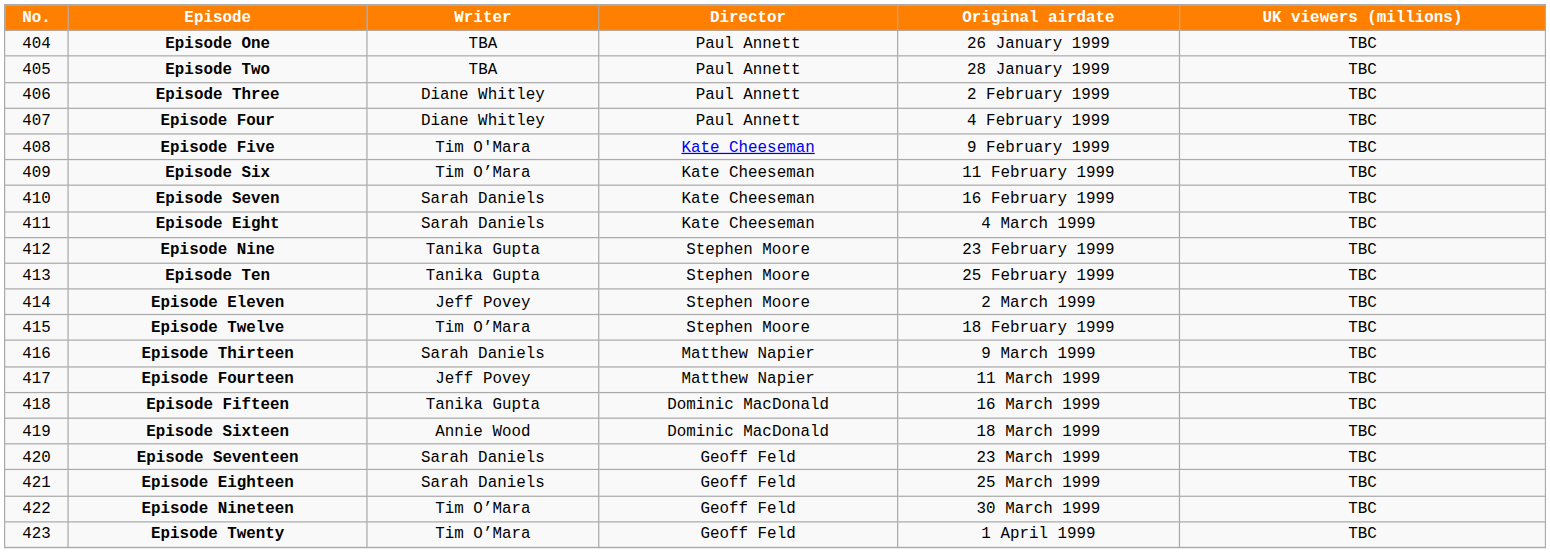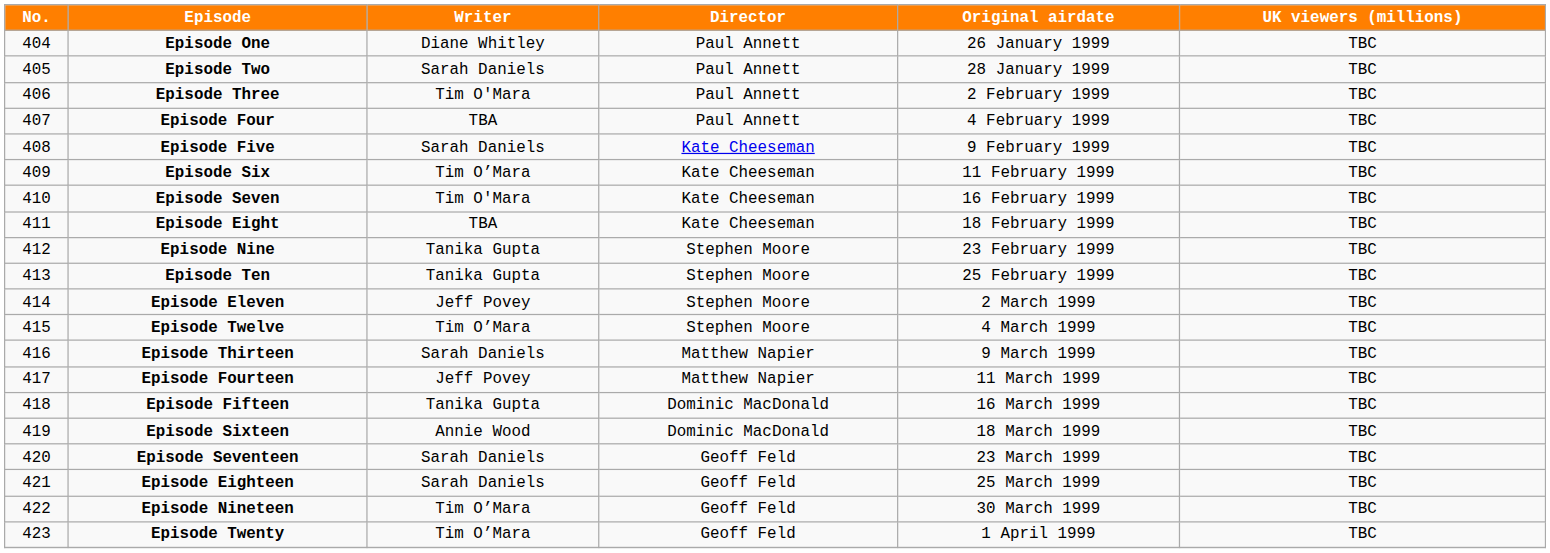(483, 43) TBA -> (483, 43) Diane Whitley
(483, 69) TBA -> (483, 69) Sarah Daniels
(483, 95) Diane Whitley -> (483, 95) Tim O'Mara
(483, 121) Diane Whitley -> (483, 121) TBA
(483, 147) Tim O'Mara -> (483, 147) Sarah Daniels
(483, 198) Sarah Daniels -> (483, 198) Tim O'Mara
(483, 224) Sarah Daniels -> (483, 224) TBA
(1038, 224) 4 March 1999 -> (1038, 224) 18 February 1999
(1038, 328) 18 February 1999 -> (1038, 328) 4 March 1999
